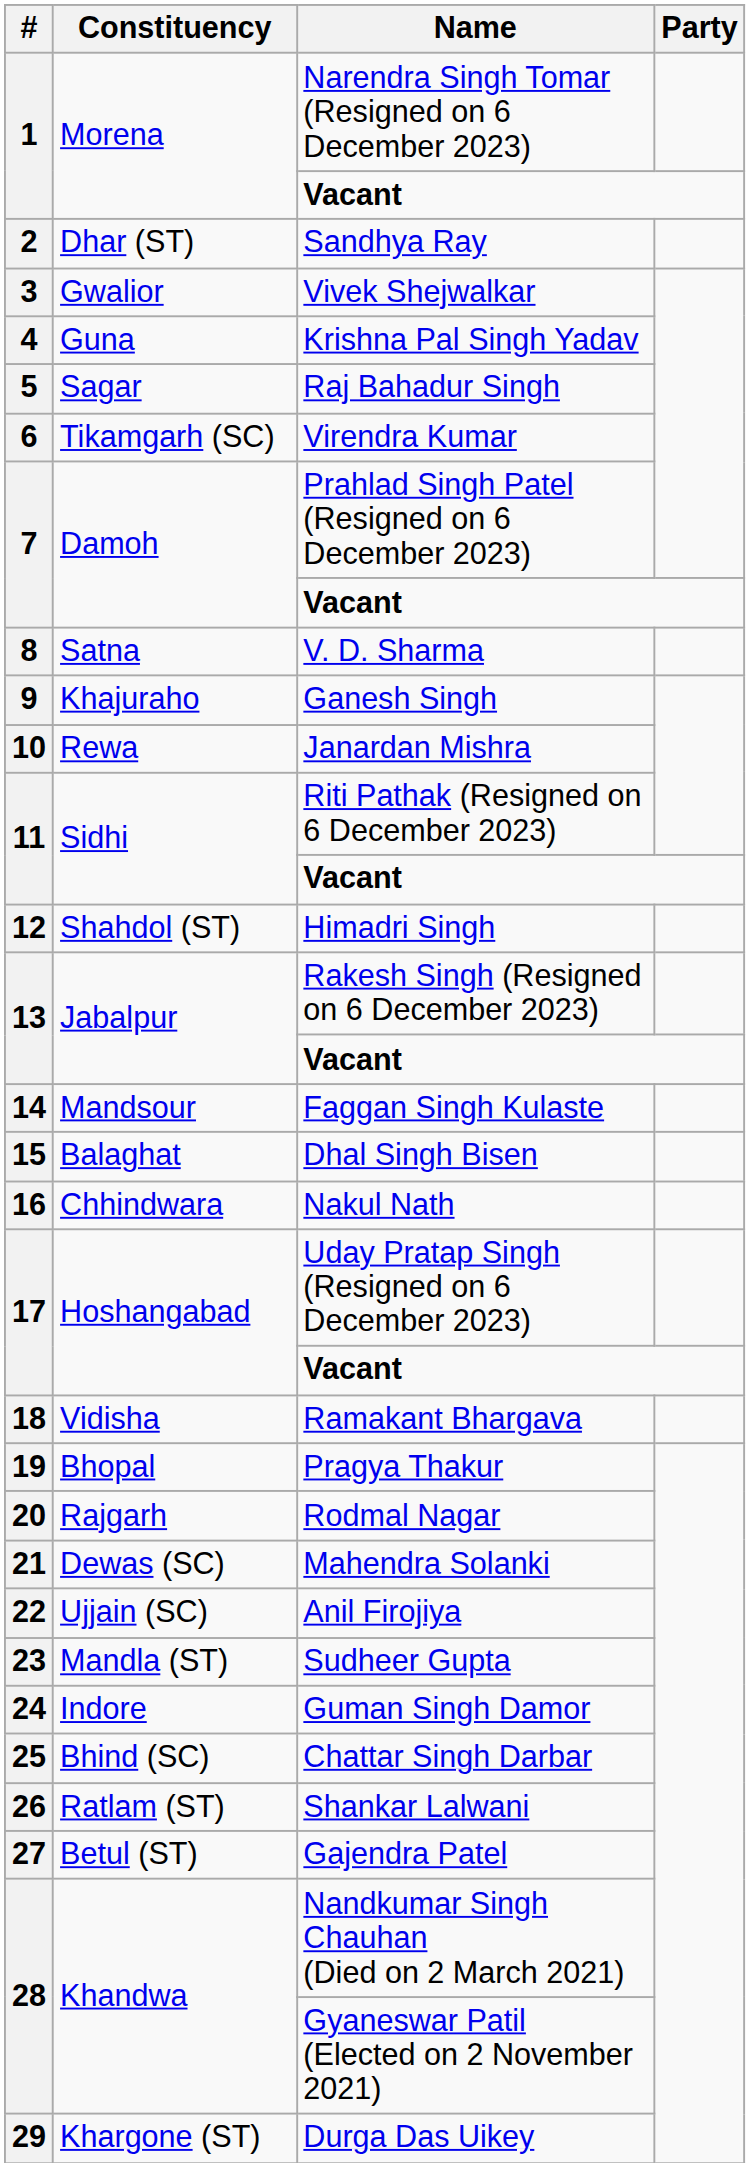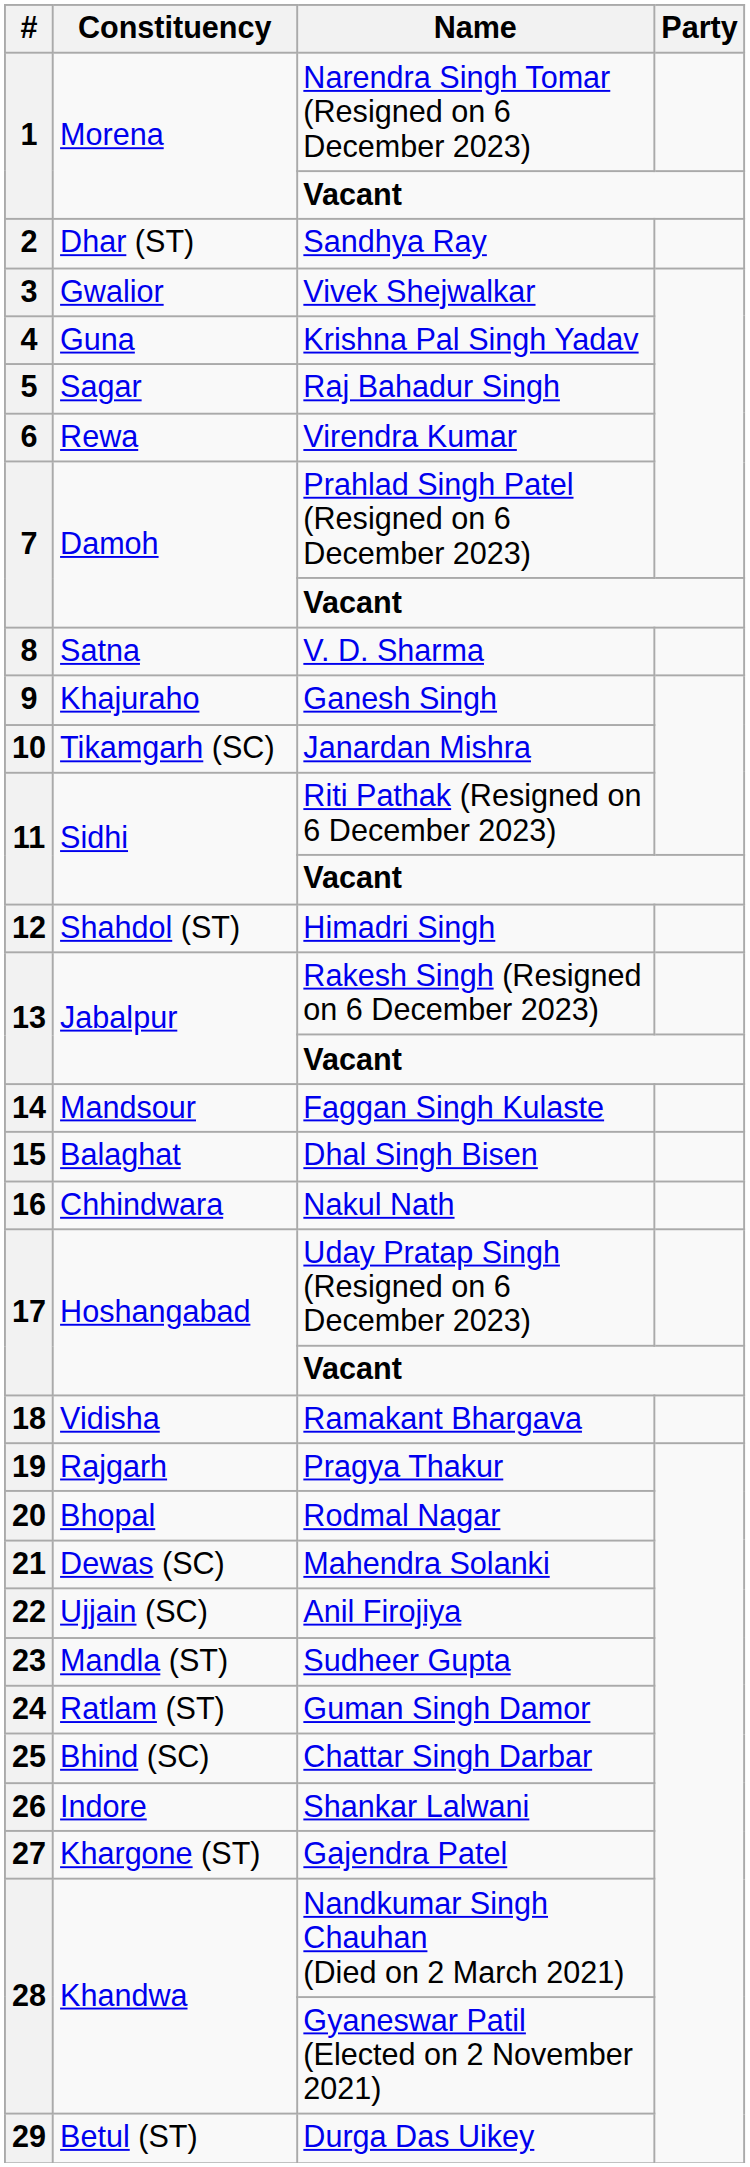(167, 436) Tikamgarh (SC) -> (99, 436) Rewa
(99, 747) Rewa -> (167, 747) Tikamgarh (SC)
(108, 1466) Bhopal -> (114, 1466) Rajgarh
(114, 1515) Rajgarh -> (108, 1515) Bhopal
(103, 1709) Indore -> (142, 1709) Ratlam (ST)
(142, 1806) Ratlam (ST) -> (103, 1806) Indore
(129, 1854) Betul (ST) -> (160, 1854) Khargone (ST)
(160, 2137) Khargone (ST) -> (129, 2137) Betul (ST)
